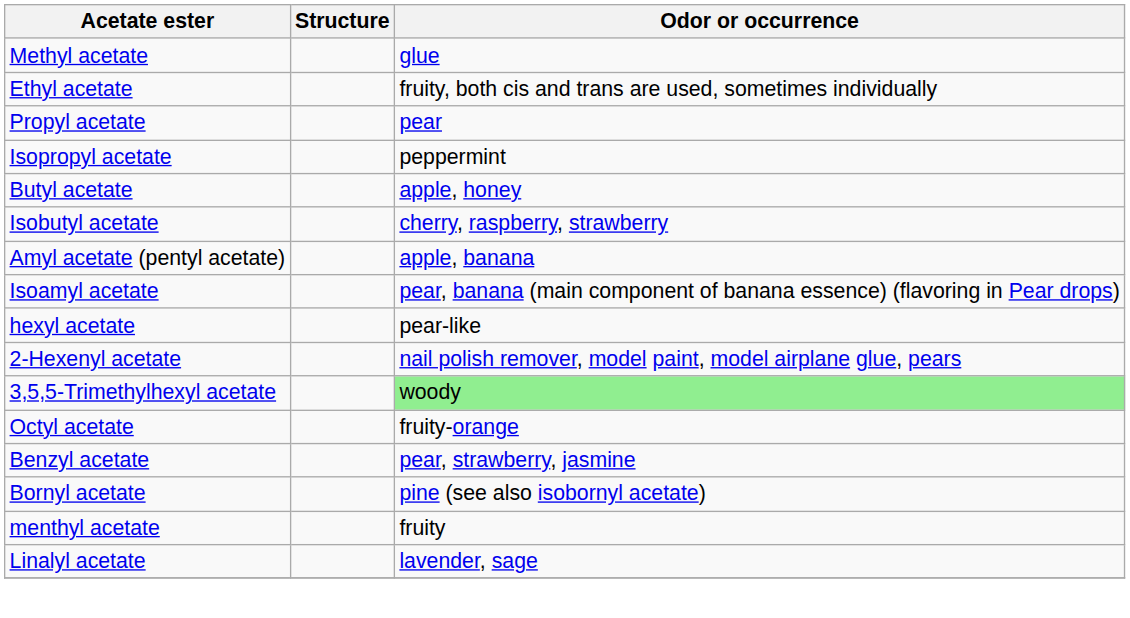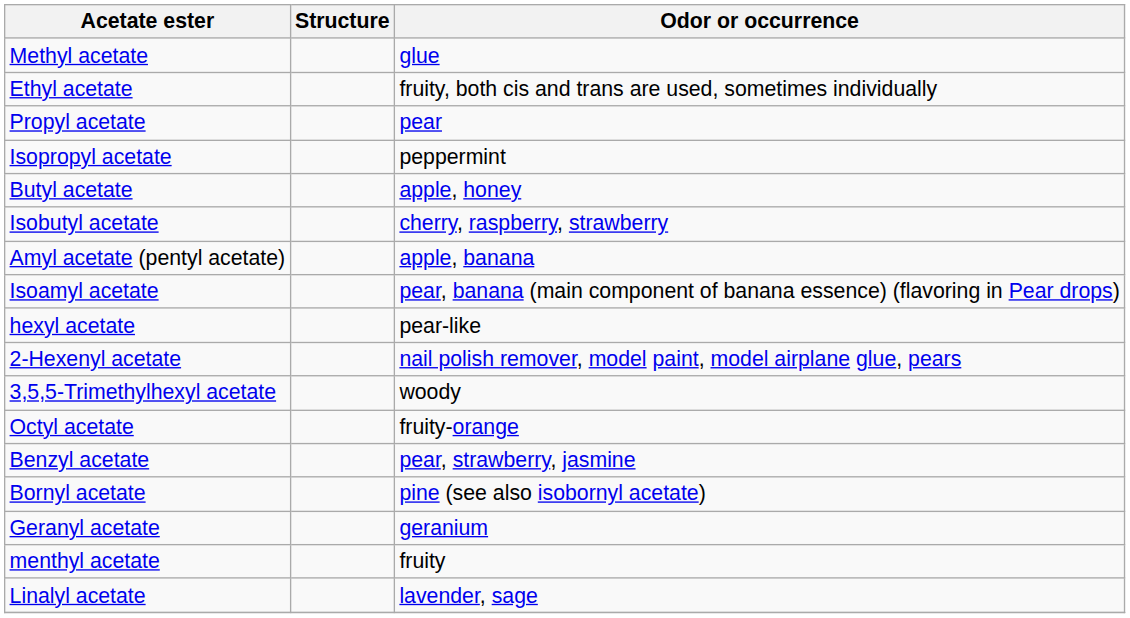(430, 392) lightgreen background -> (430, 392) no background
+ row: (85, 527)
